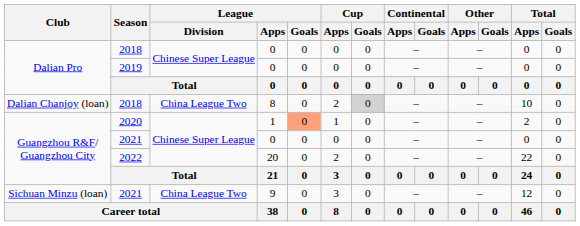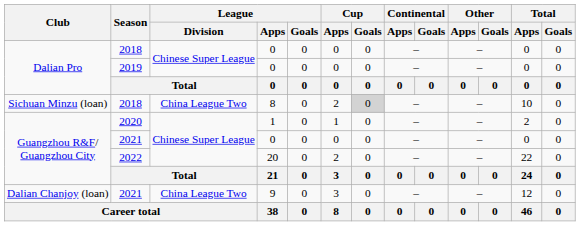(58, 103) Dalian Chanjoy (loan) -> (58, 103) Sichuan Minzu (loan)
(304, 121) lightsalmon background -> (304, 121) no background
(58, 193) Sichuan Minzu (loan) -> (58, 193) Dalian Chanjoy (loan)
